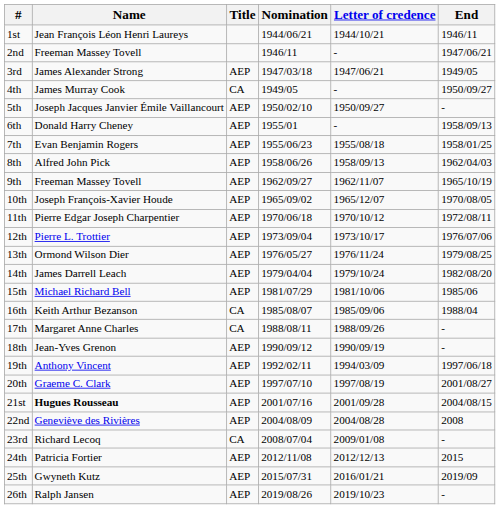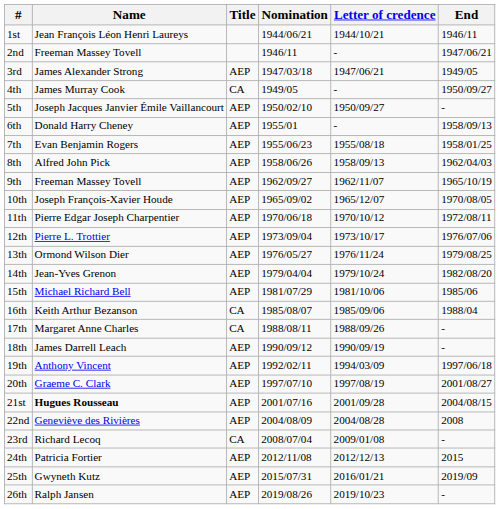(80, 273) James Darrell Leach -> (75, 273) Jean-Yves Grenon
(75, 347) Jean-Yves Grenon -> (80, 347) James Darrell Leach
